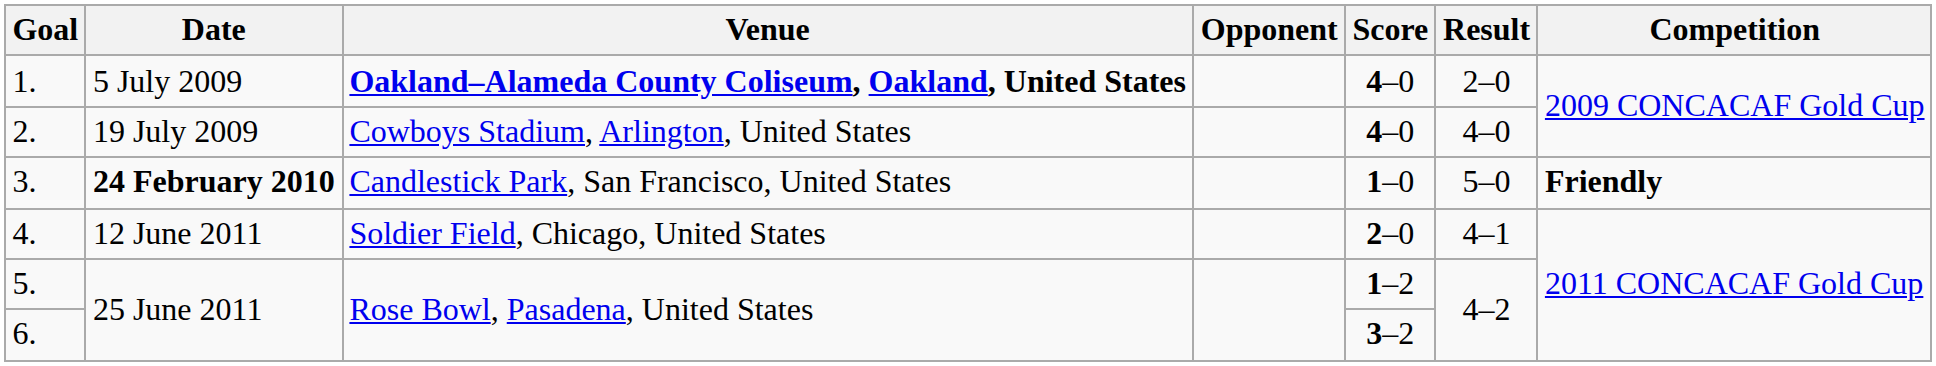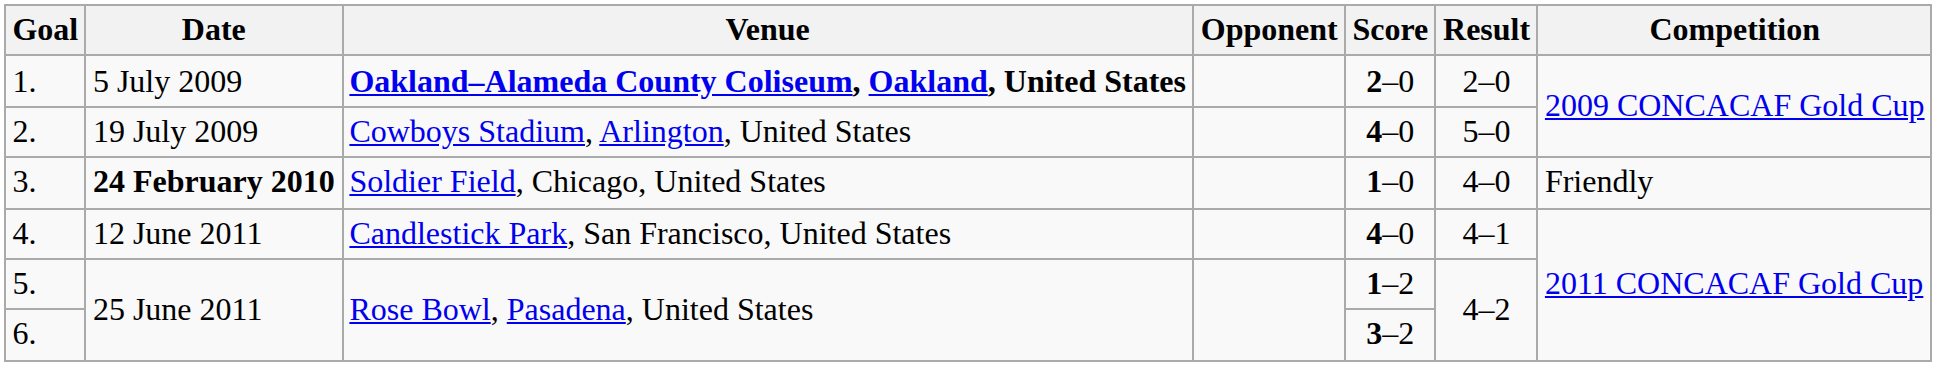(1390, 80) 4–0 -> (1390, 80) 2–0
(1487, 131) 4–0 -> (1487, 131) 5–0
(650, 182) Candlestick Park, San Francisco, United States -> (588, 182) Soldier Field, Chicago, United States
(1487, 182) 5–0 -> (1487, 182) 4–0
(1604, 182) bold -> (1599, 182) normal
(588, 232) Soldier Field, Chicago, United States -> (650, 232) Candlestick Park, San Francisco, United States
(1390, 232) 2–0 -> (1390, 232) 4–0
